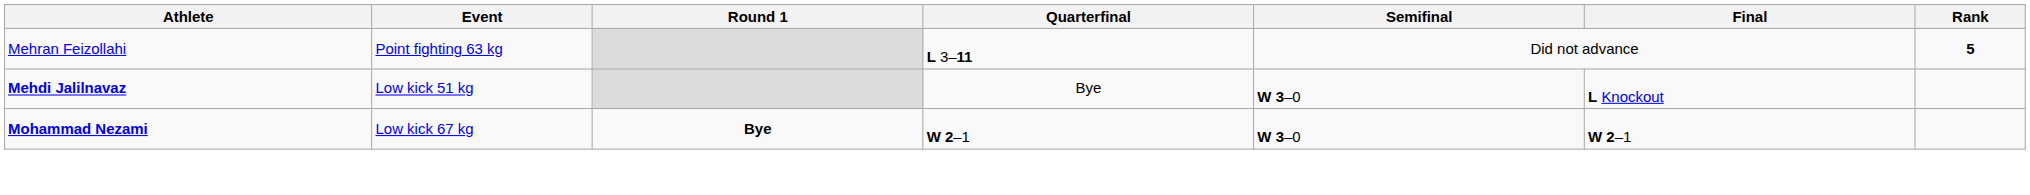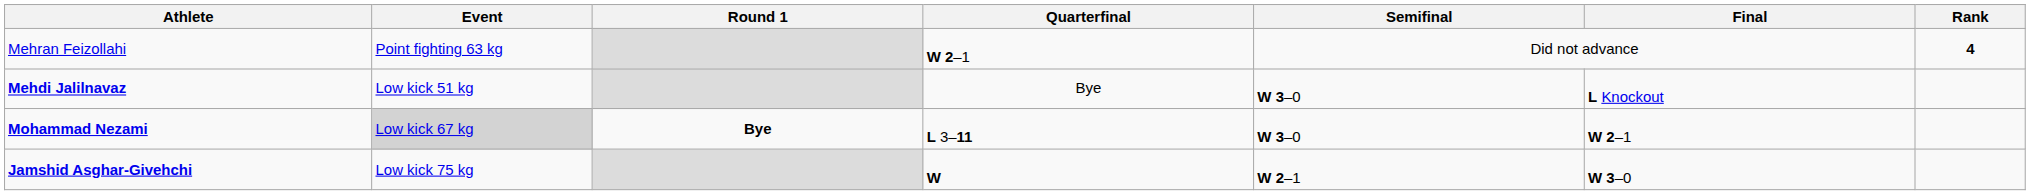(950, 57) L 3–11 -> (948, 57) W 2–1
(1970, 49) 5 -> (1970, 49) 4
(425, 129) no background -> (425, 129) lightgrey background
(948, 138) W 2–1 -> (950, 138) L 3–11
+ row: (100, 170)
